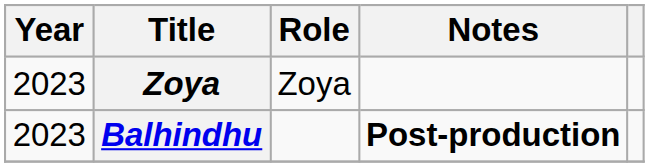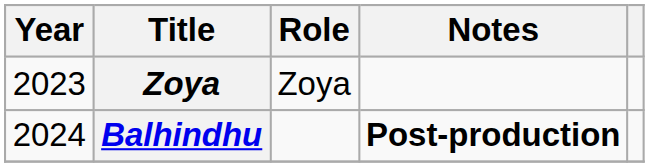(49, 135) 2023 -> (49, 135) 2024
